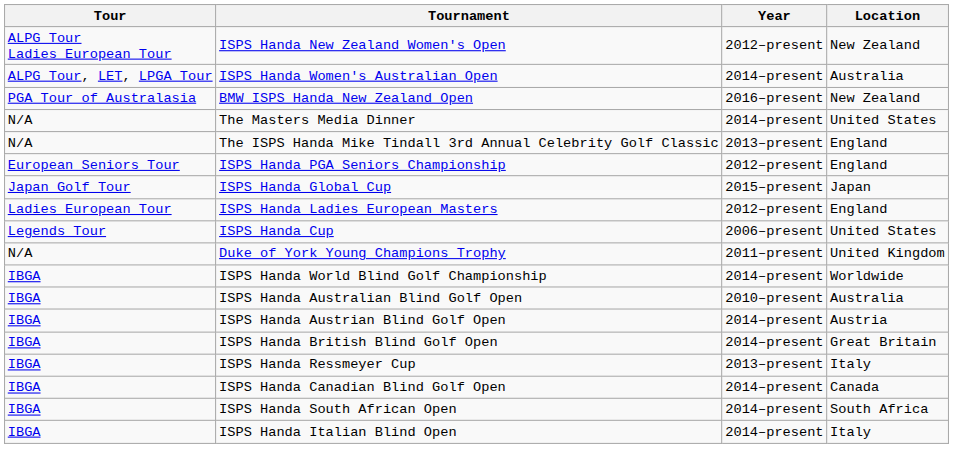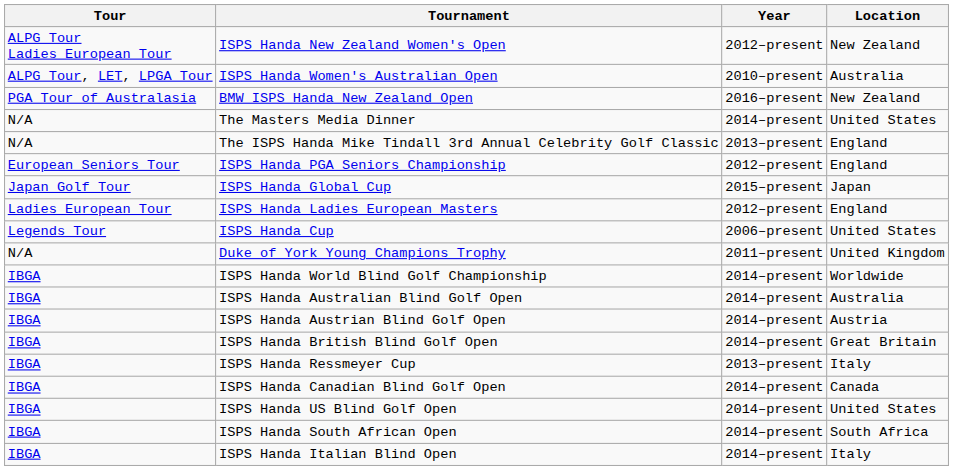(774, 76) 2014–present -> (774, 76) 2010–present
(774, 298) 2010–present -> (774, 298) 2014–present
+ row: (338, 410)
